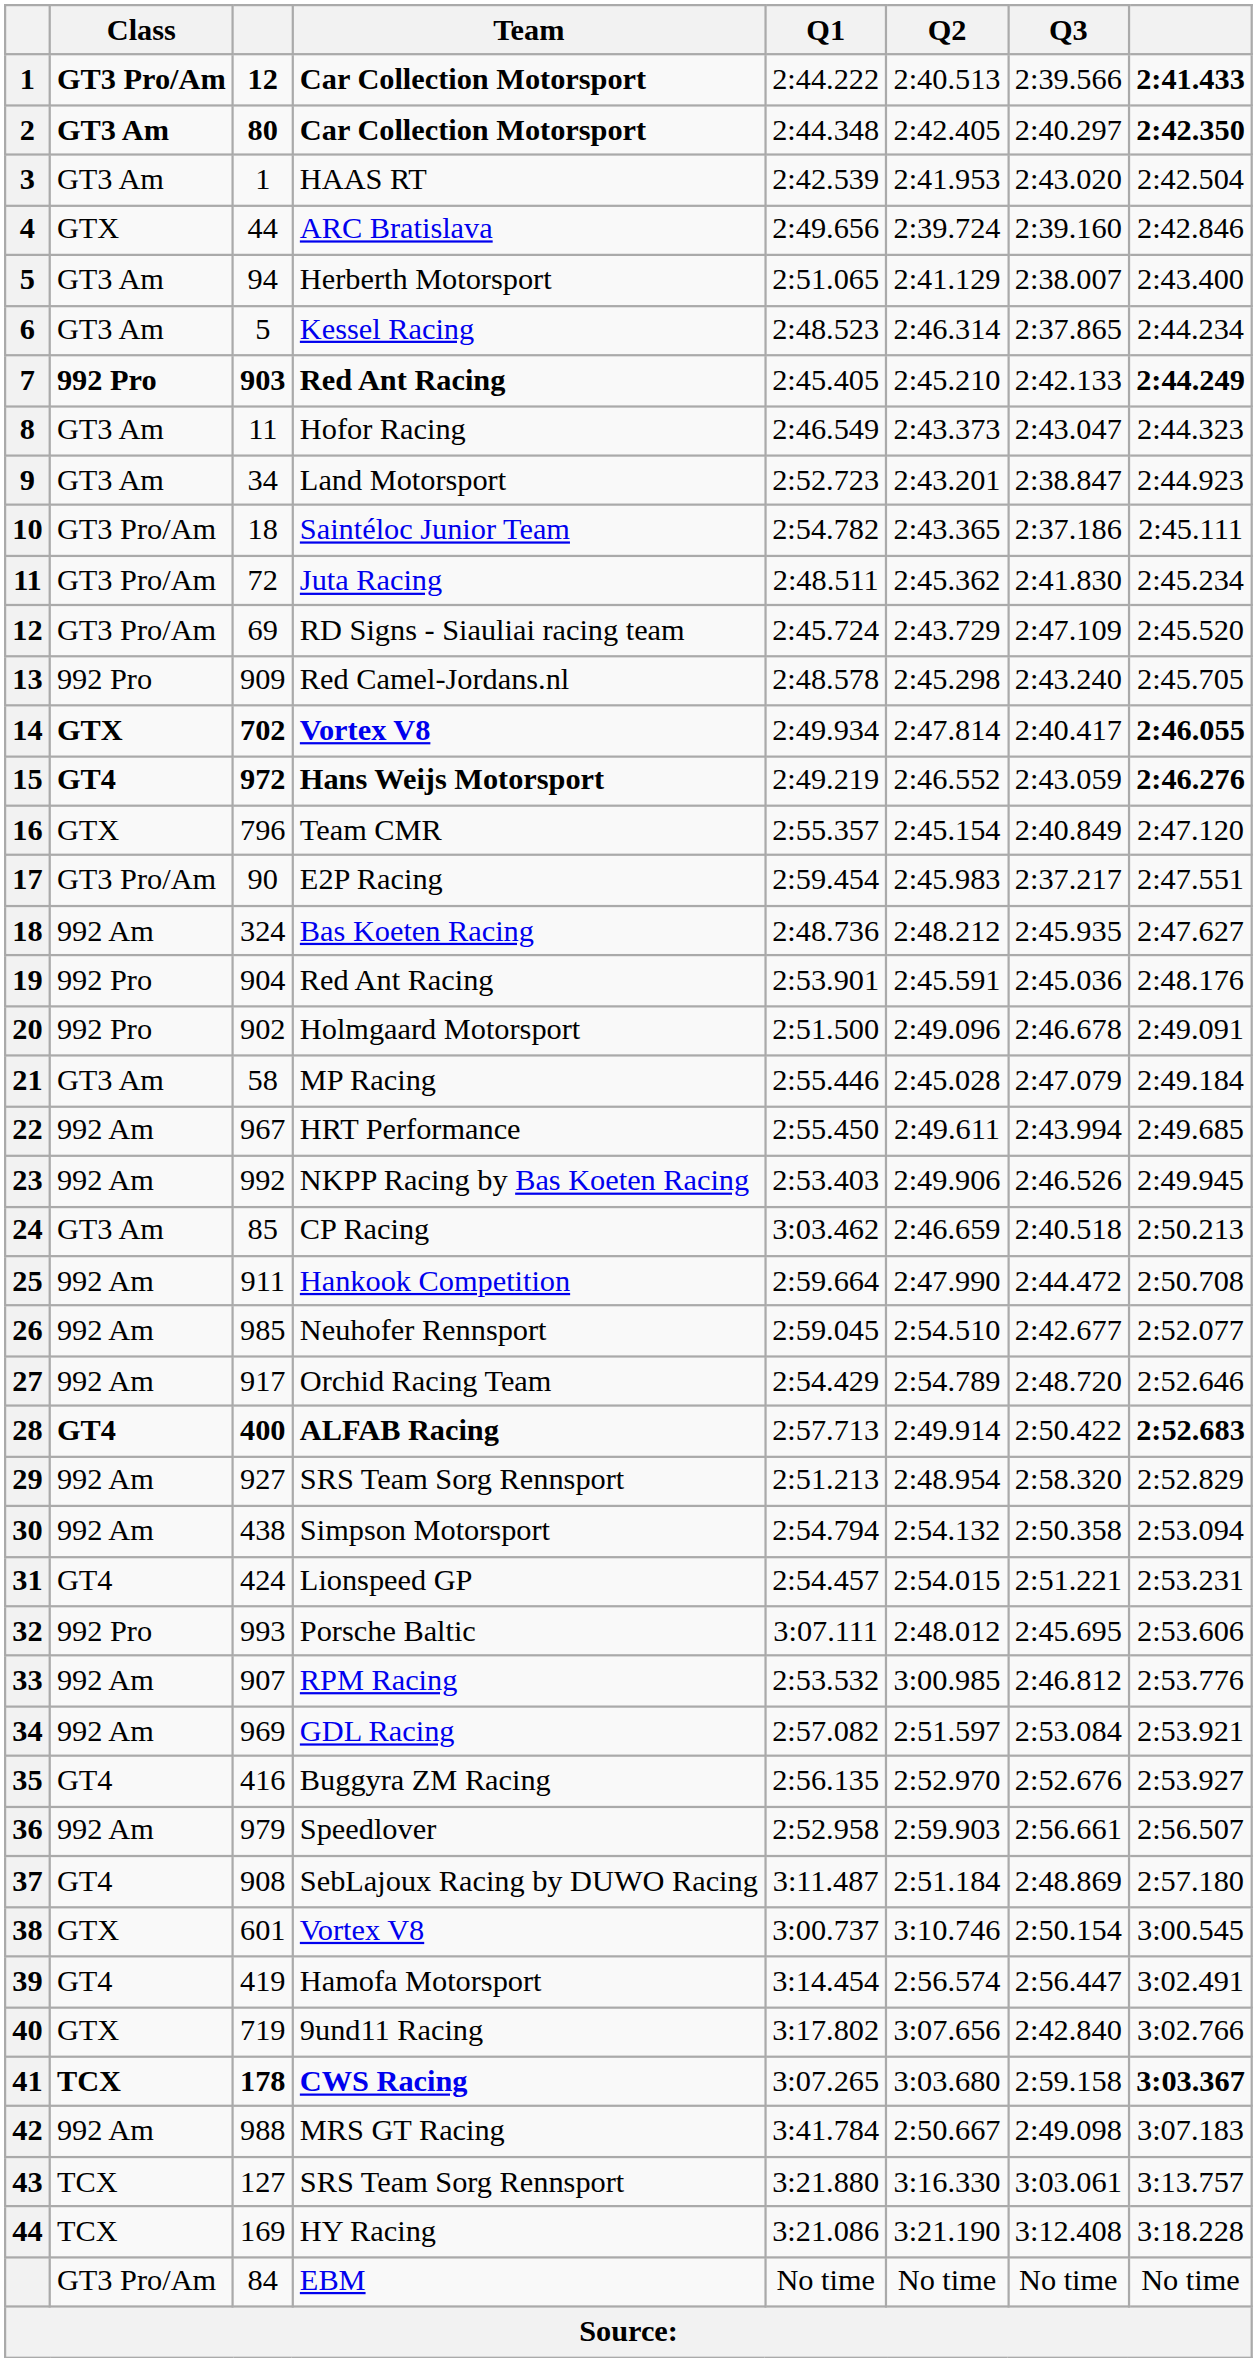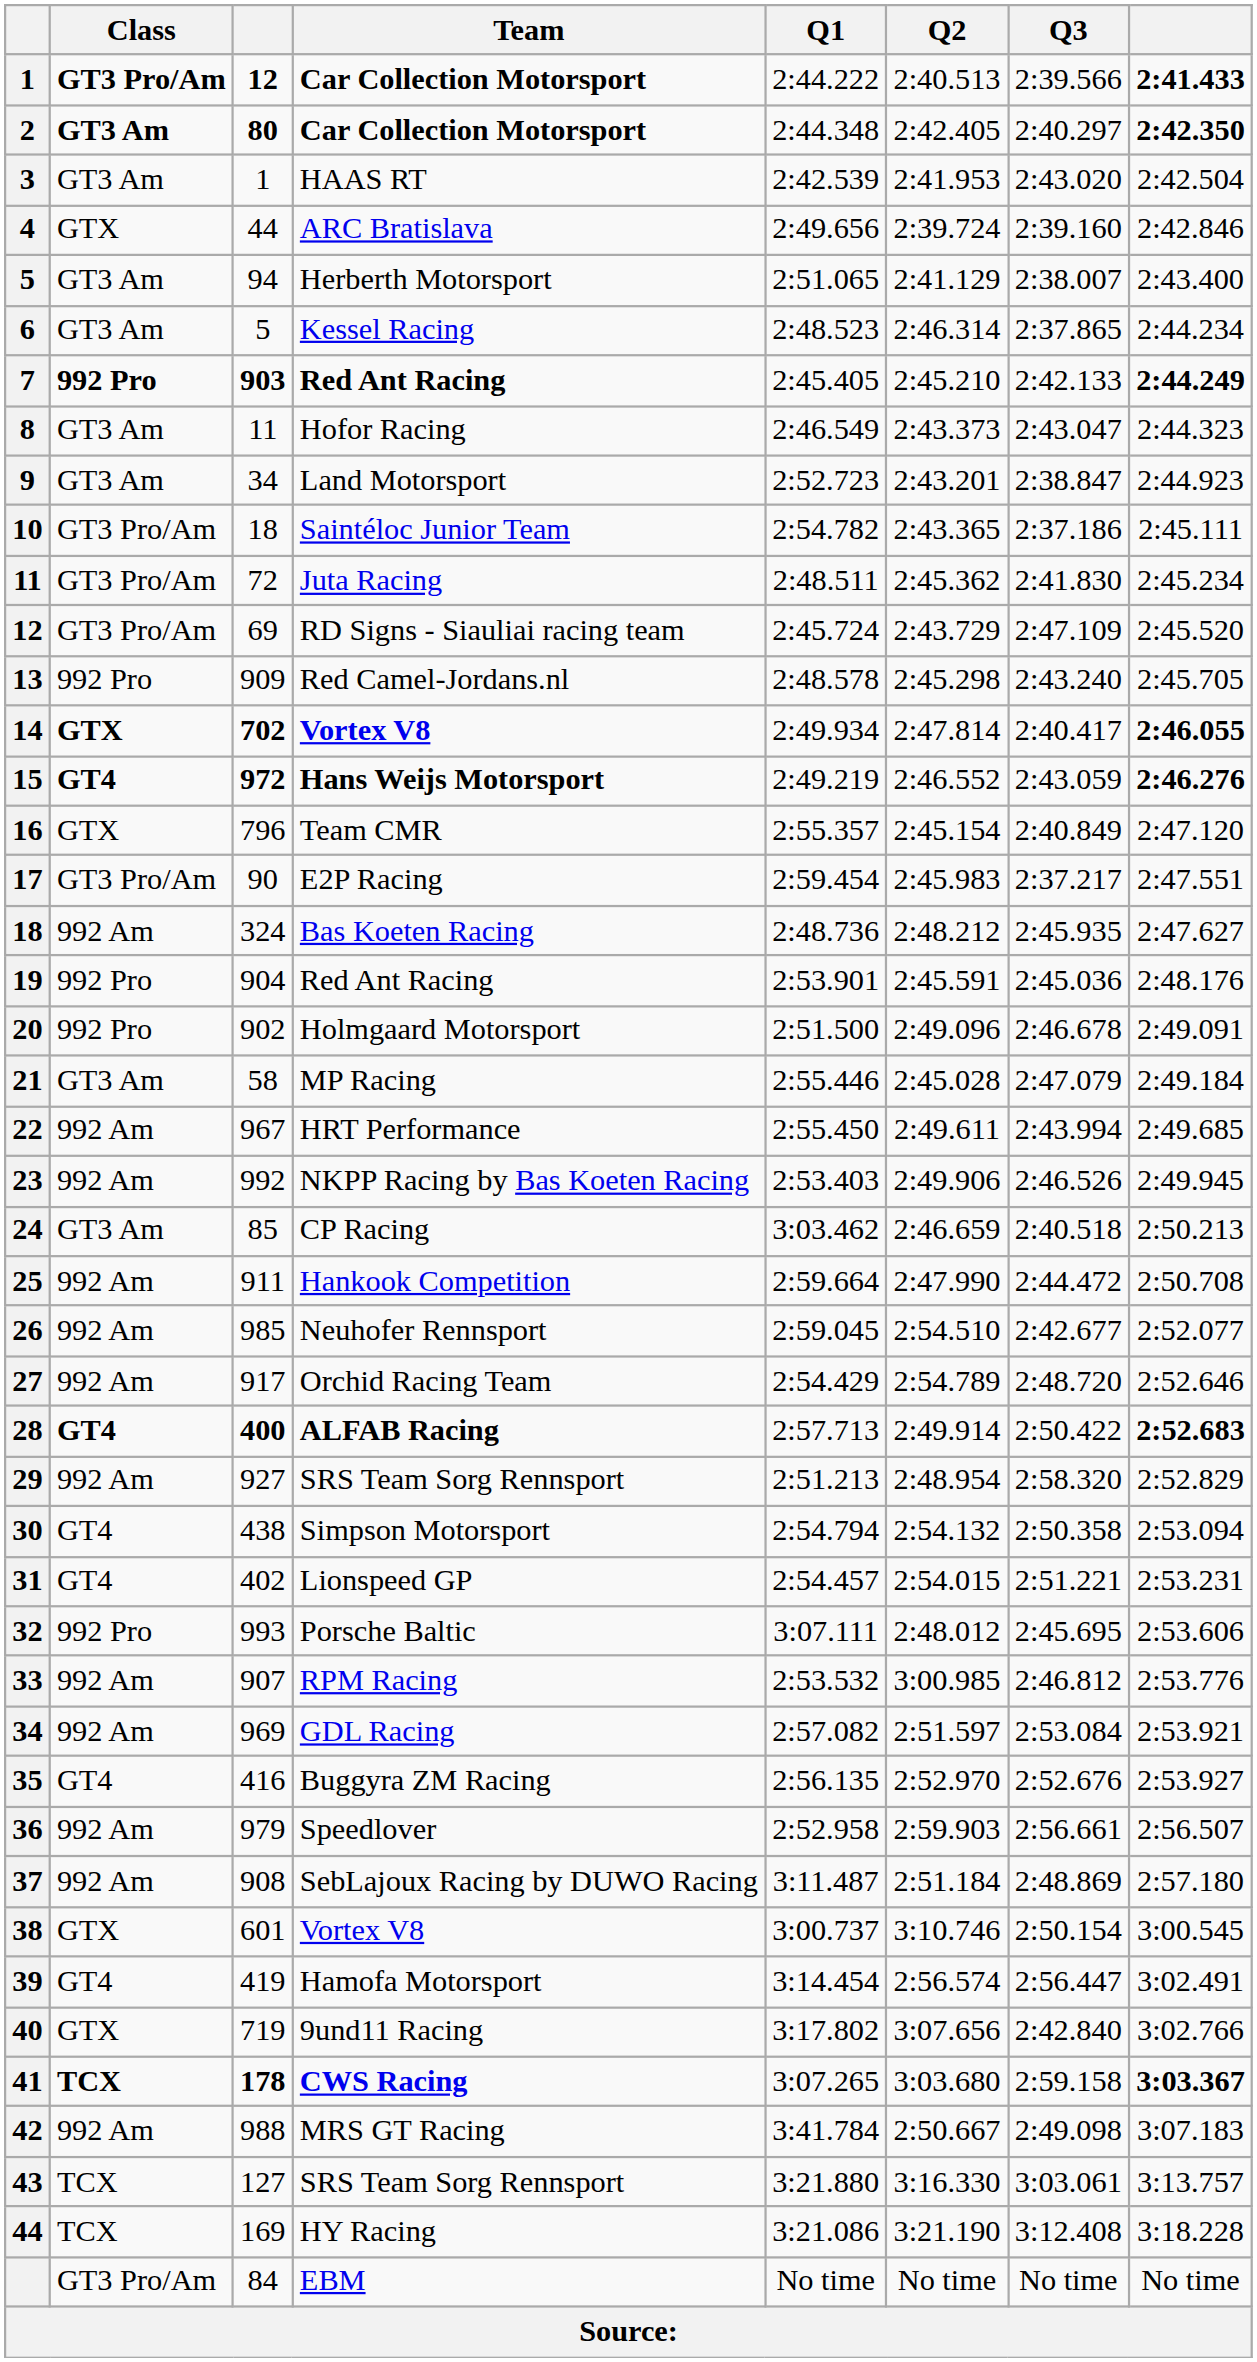(105, 1530) 992 Am -> (85, 1530) GT4
(263, 1580) 424 -> (263, 1580) 402
(85, 1880) GT4 -> (105, 1880) 992 Am
